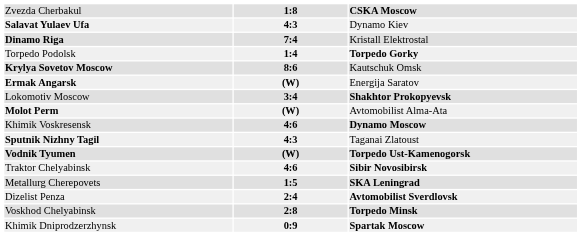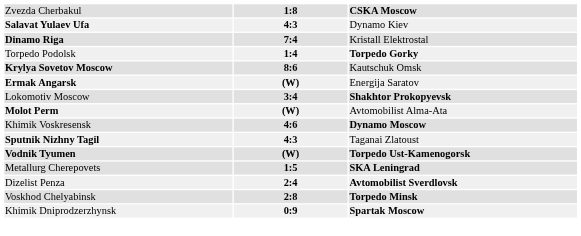- row: (48, 168)
